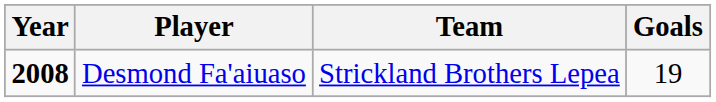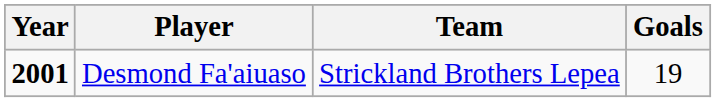(40, 72) 2008 -> (40, 72) 2001
